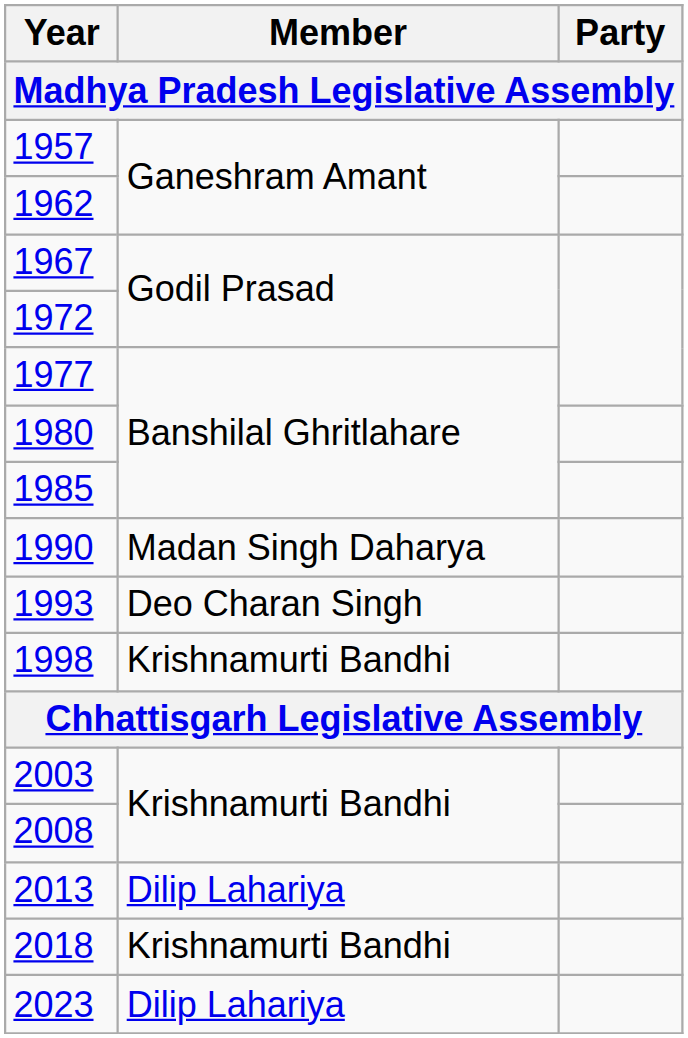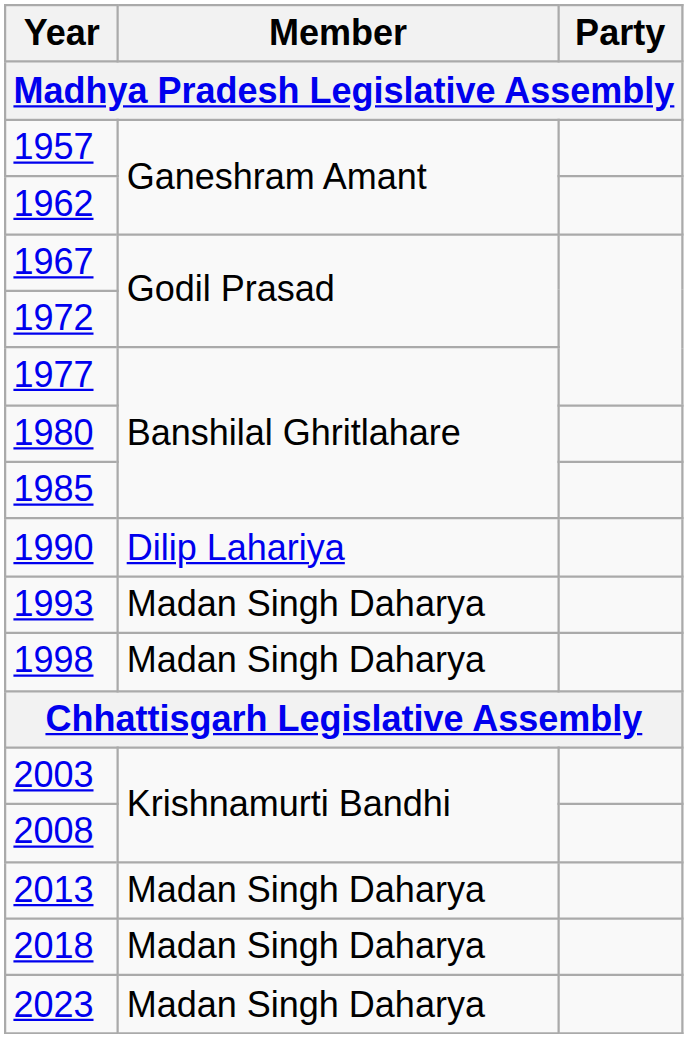(306, 546) Madan Singh Daharya -> (236, 546) Dilip Lahariya
(275, 603) Deo Charan Singh -> (306, 603) Madan Singh Daharya
(289, 661) Krishnamurti Bandhi -> (306, 661) Madan Singh Daharya
(236, 889) Dilip Lahariya -> (306, 889) Madan Singh Daharya
(289, 946) Krishnamurti Bandhi -> (306, 946) Madan Singh Daharya
(236, 1003) Dilip Lahariya -> (306, 1003) Madan Singh Daharya
